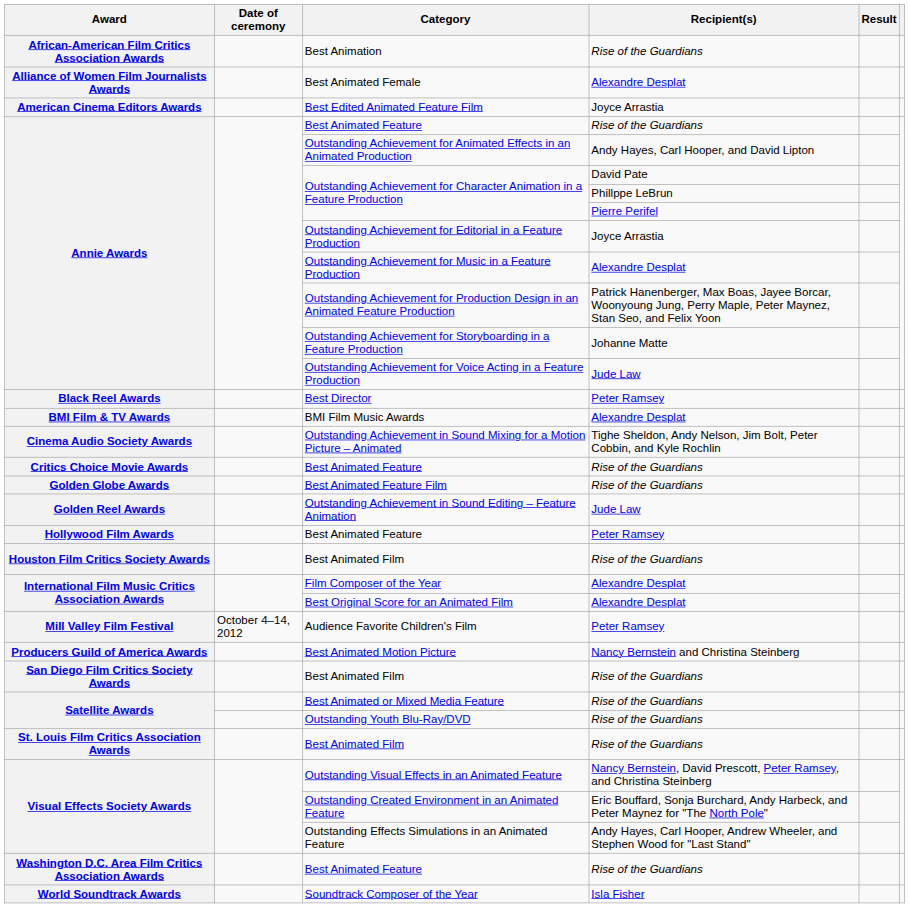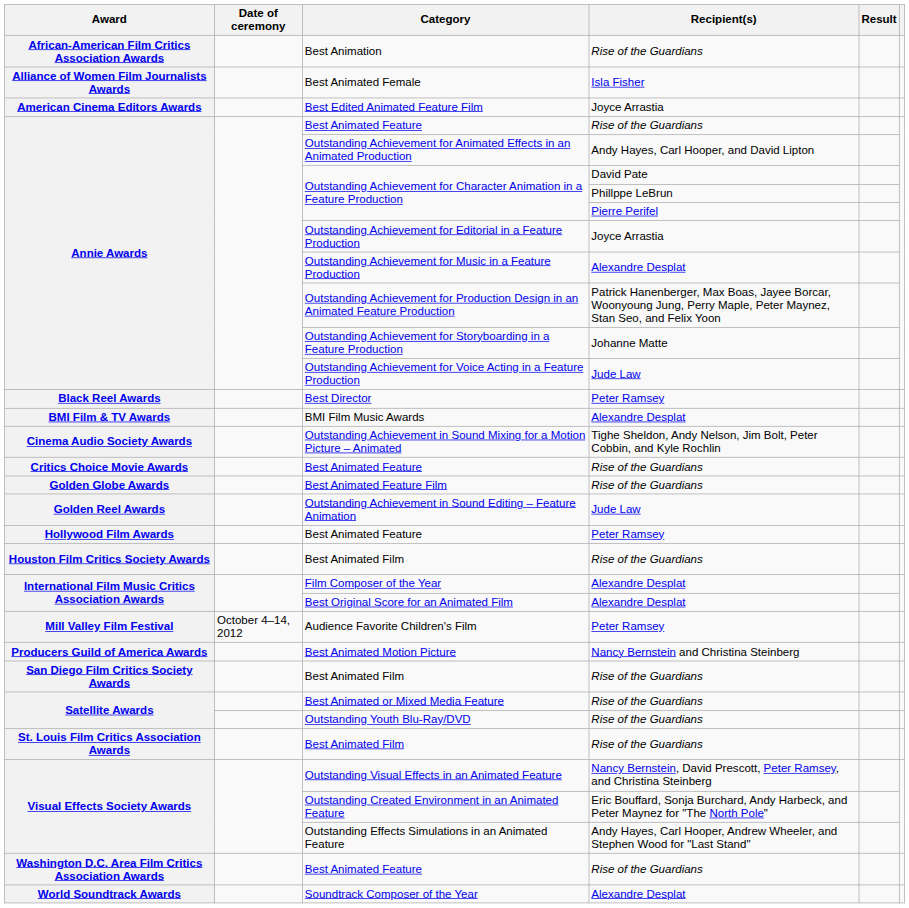(638, 82) Alexandre Desplat -> (618, 82) Isla Fisher
(618, 894) Isla Fisher -> (638, 894) Alexandre Desplat
